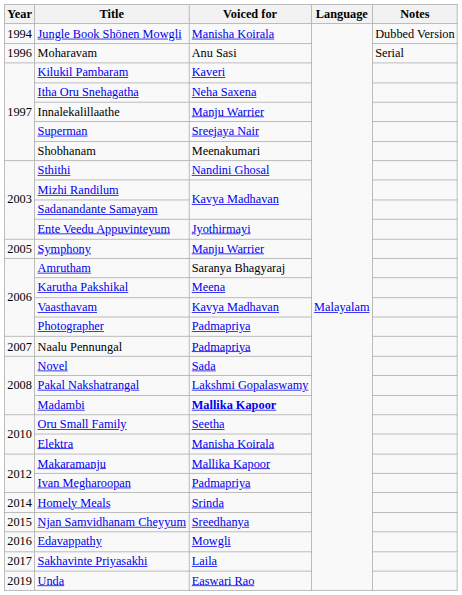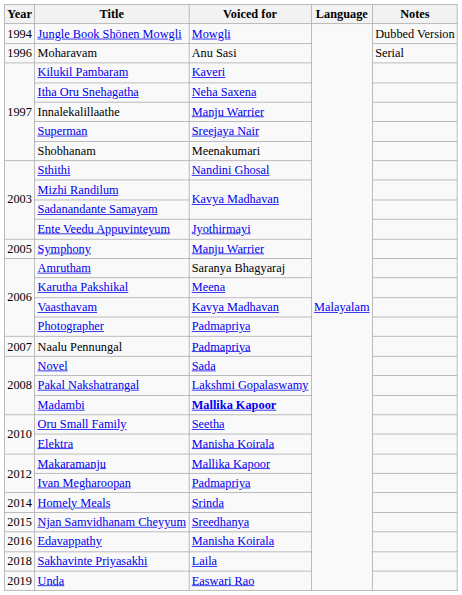(233, 33) Manisha Koirala -> (211, 33) Mowgli
(211, 541) Mowgli -> (233, 541) Manisha Koirala
(20, 561) 2017 -> (20, 561) 2018
